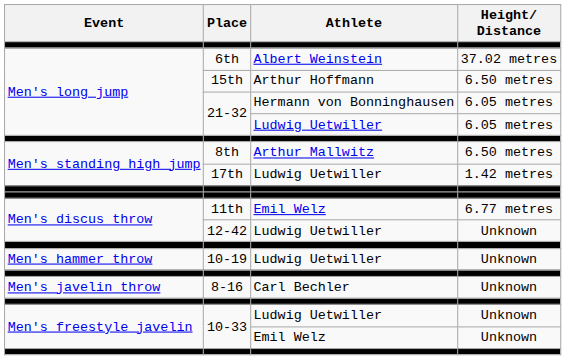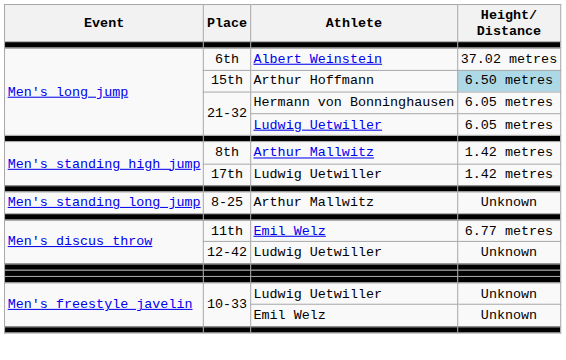(509, 81) no background -> (509, 81) lightblue background
(509, 153) 6.50 metres -> (509, 153) 1.42 metres
+ row: (227, 203)
- row: (227, 259)
- row: (227, 287)
